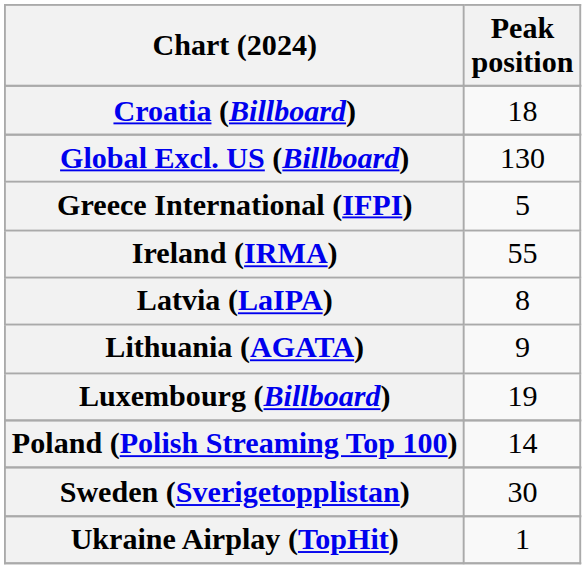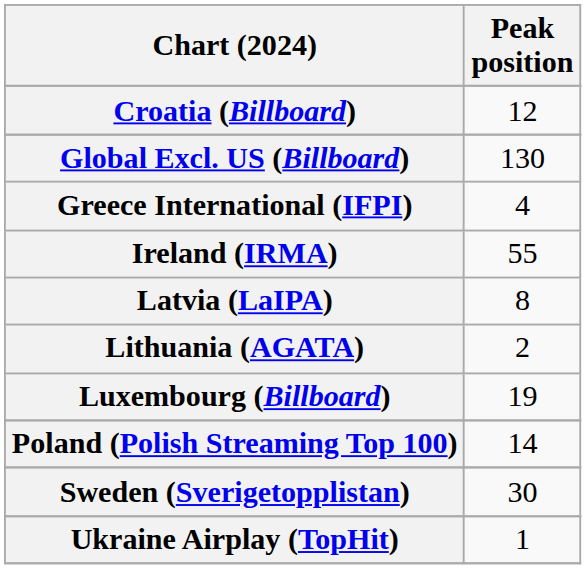(522, 109) 18 -> (522, 109) 12
(522, 205) 5 -> (522, 205) 4
(522, 348) 9 -> (522, 348) 2
